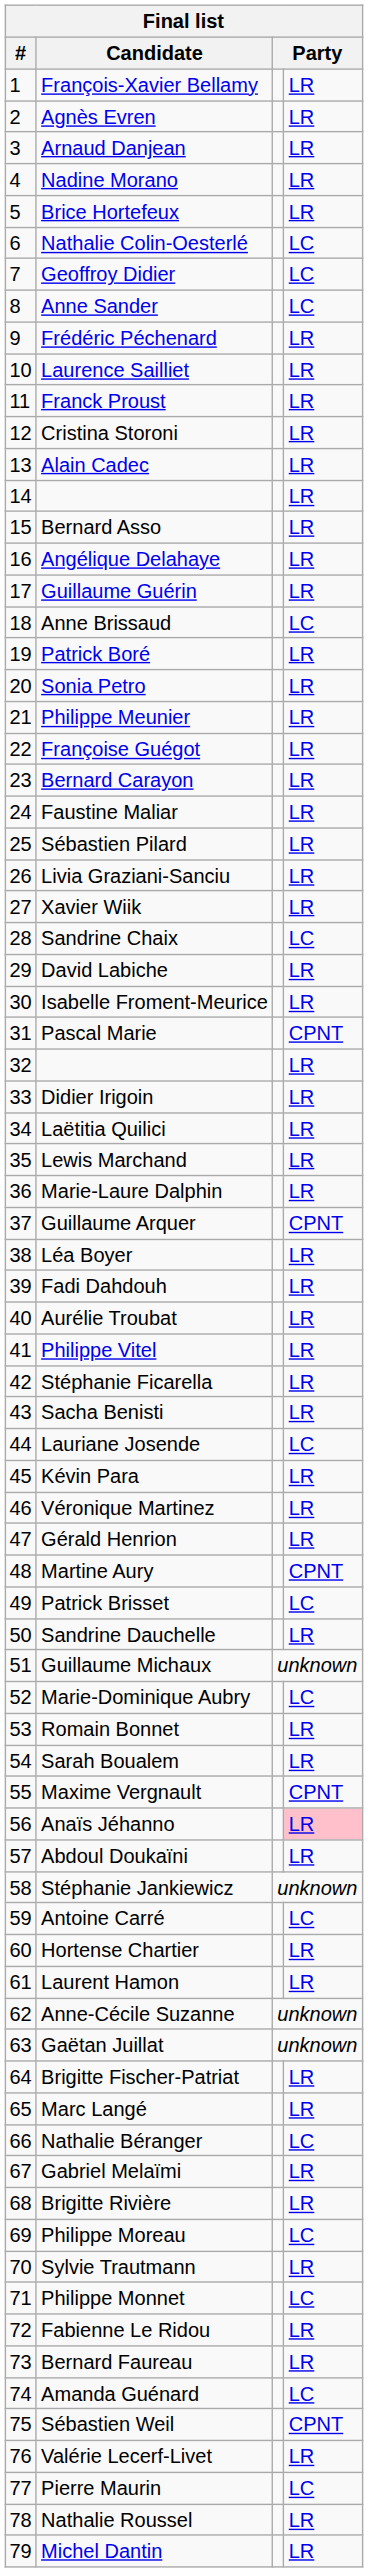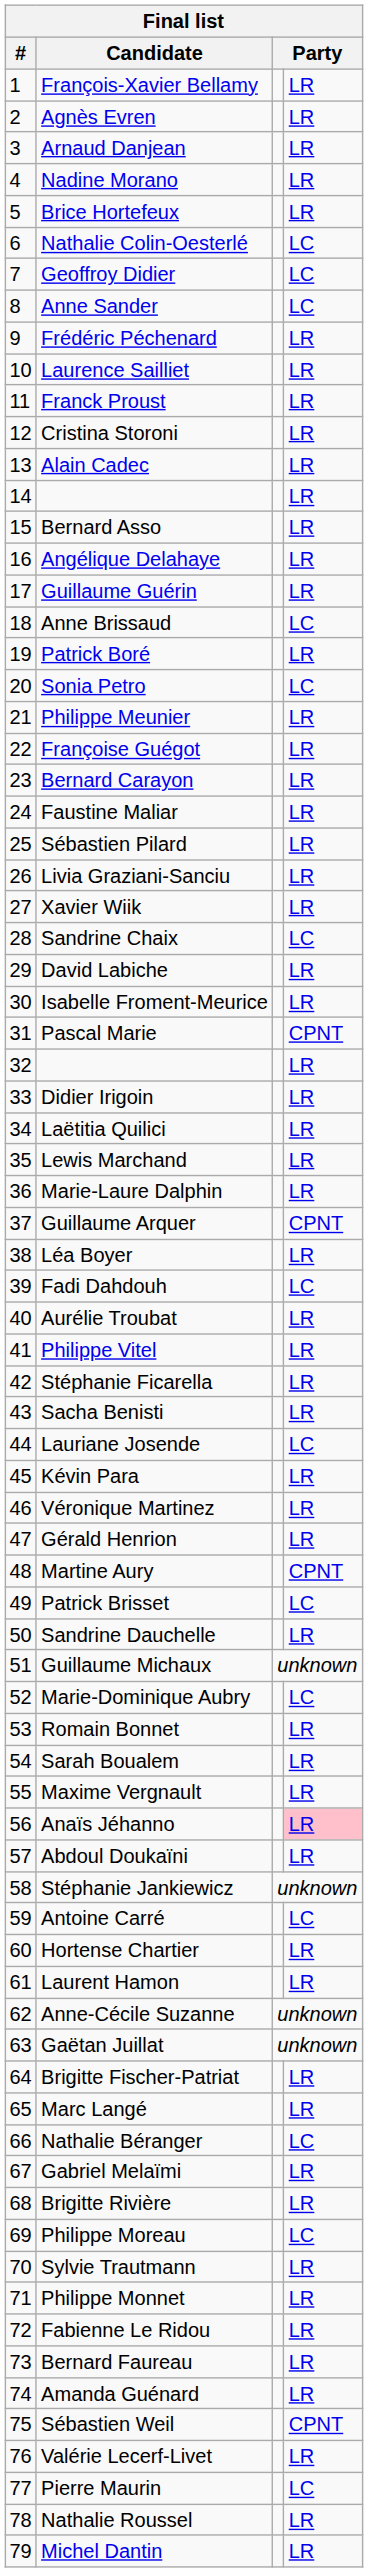(302, 686) LR -> (302, 686) LC
(302, 1286) LR -> (302, 1286) LC
(316, 1792) CPNT -> (302, 1792) LR
(302, 2298) LC -> (302, 2298) LR
(302, 2393) LC -> (302, 2393) LR
